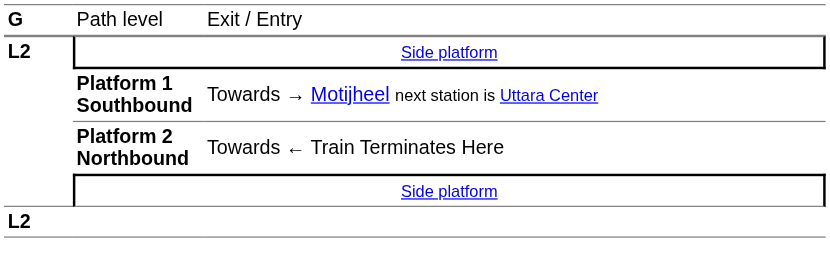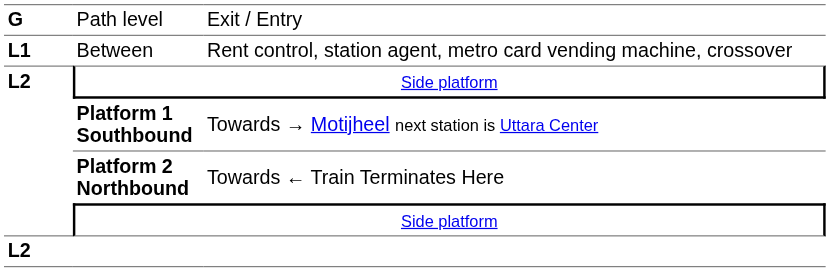+ row: (115, 50)
